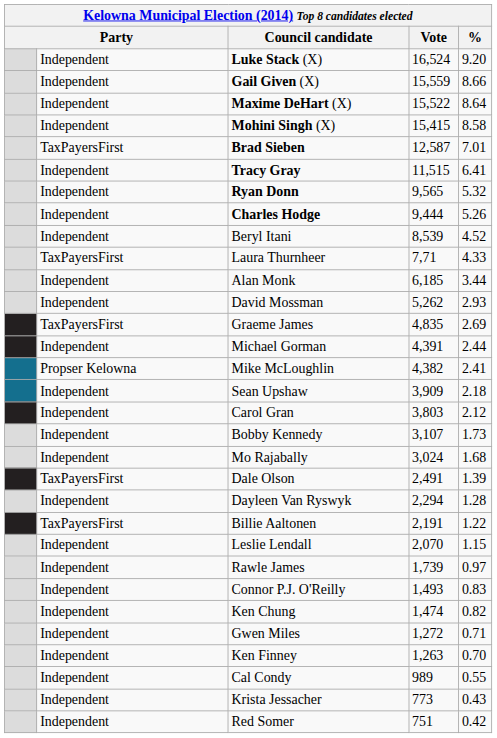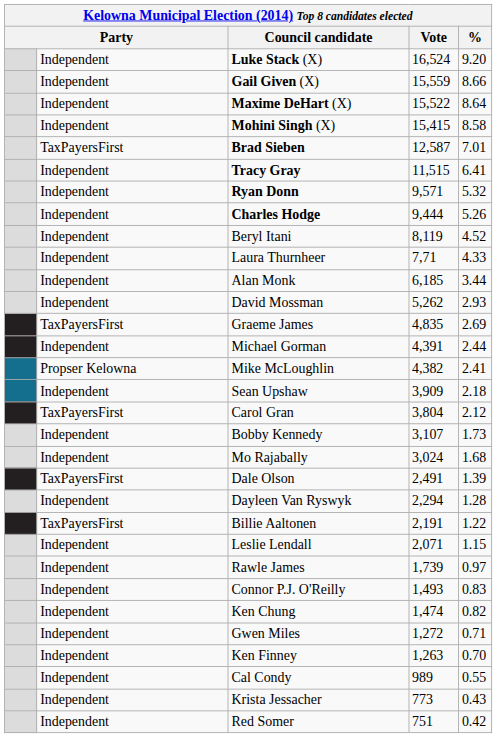(428, 192) 9,565 -> (428, 192) 9,571
(428, 236) 8,539 -> (427, 236) 8,119
(82, 258) TaxPayersFirst -> (75, 258) Independent
(75, 412) Independent -> (82, 412) TaxPayersFirst
(428, 412) 3,803 -> (428, 412) 3,804
(428, 545) 2,070 -> (428, 545) 2,071
